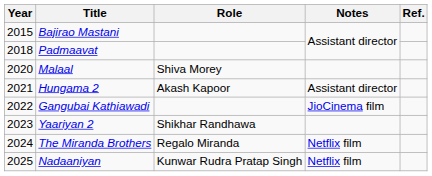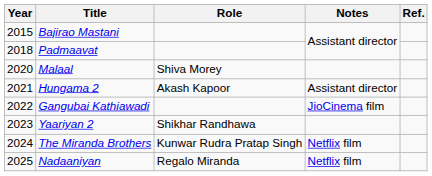(198, 143) Regalo Miranda -> (229, 143) Kunwar Rudra Pratap Singh
(229, 161) Kunwar Rudra Pratap Singh -> (198, 161) Regalo Miranda
